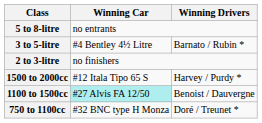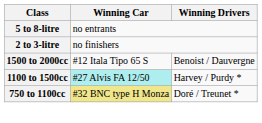- row: (37, 45)
(208, 77) Harvey / Purdy * -> (214, 61) Benoist / Dauvergne
(214, 94) Benoist / Dauvergne -> (208, 77) Harvey / Purdy *
(121, 110) no background -> (121, 94) khaki background
